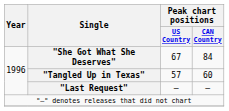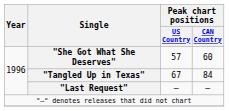(176, 57) 67 -> (176, 57) 57
(208, 57) 84 -> (208, 57) 60
(176, 75) 57 -> (176, 75) 67
(208, 75) 60 -> (208, 75) 84
